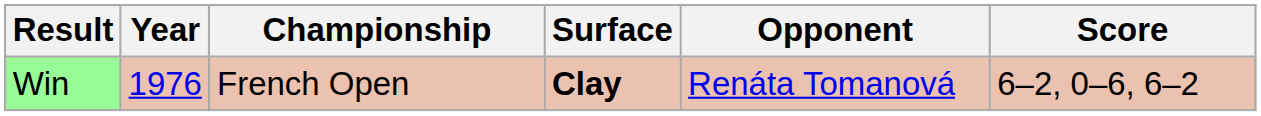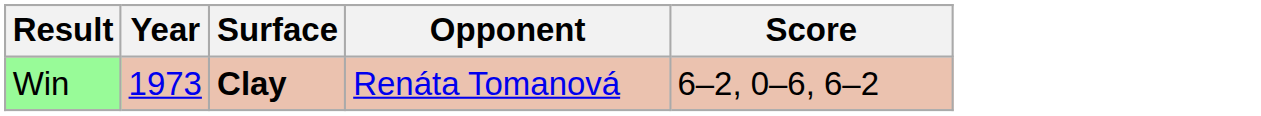- column: (377, 30)
(165, 82) 1976 -> (165, 82) 1973
